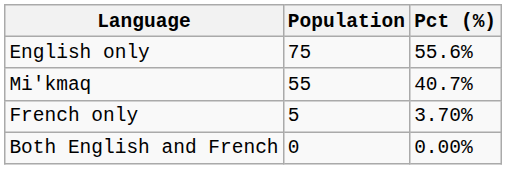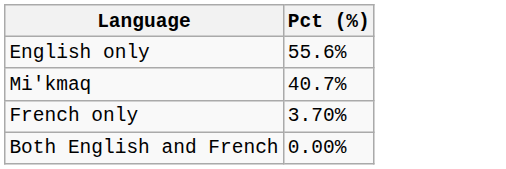- column: (346, 21)
